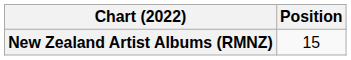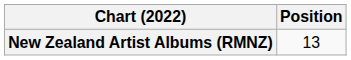(311, 42) 15 -> (311, 42) 13
